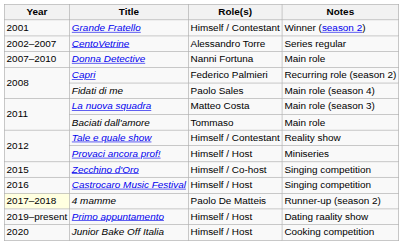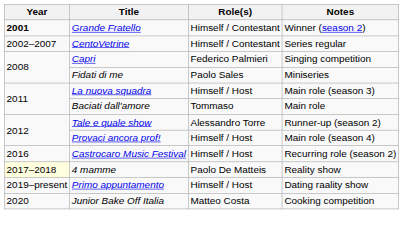(18, 28) normal -> (18, 28) bold
(228, 43) Alessandro Torre -> (235, 43) Himself / Contestant
- row: (109, 59)
(340, 75) Recurring role (season 2) -> (328, 59) Singing competition
(330, 91) Main role (season 4) -> (307, 75) Miniseries
(220, 106) Matteo Costa -> (221, 91) Himself / Host
(235, 138) Himself / Contestant -> (228, 122) Alessandro Torre
(313, 138) Reality show -> (333, 122) Runner-up (season 2)
(307, 153) Miniseries -> (330, 138) Main role (season 4)
- row: (105, 169)
(328, 185) Singing competition -> (340, 153) Recurring role (season 2)
(333, 201) Runner-up (season 2) -> (313, 169) Reality show
(221, 232) Himself / Host -> (220, 201) Matteo Costa
